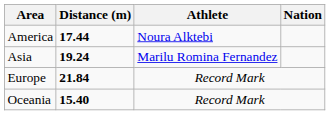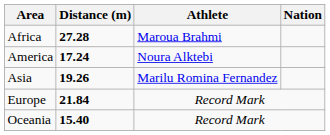+ row: (24, 36)
(74, 36) 17.44 -> (74, 57) 17.24
(74, 57) 19.24 -> (74, 78) 19.26
